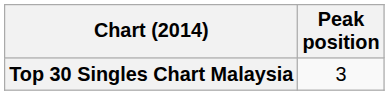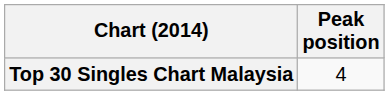(341, 74) 3 -> (341, 74) 4
